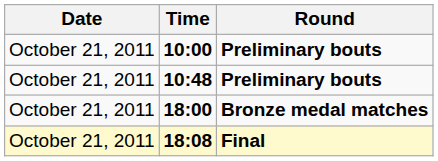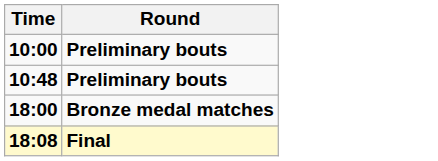- column: (82, 19)
